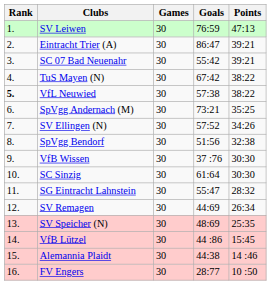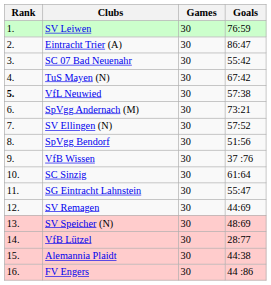- column: (248, 12)
(209, 239) 44 :86 -> (239, 239) 28:77
(208, 272) 28:77 -> (240, 272) 44 :86
